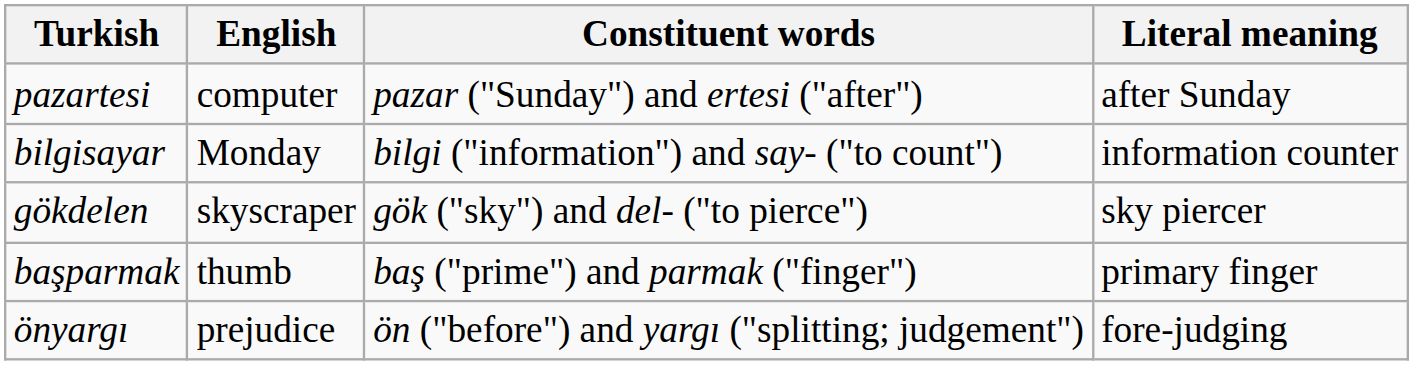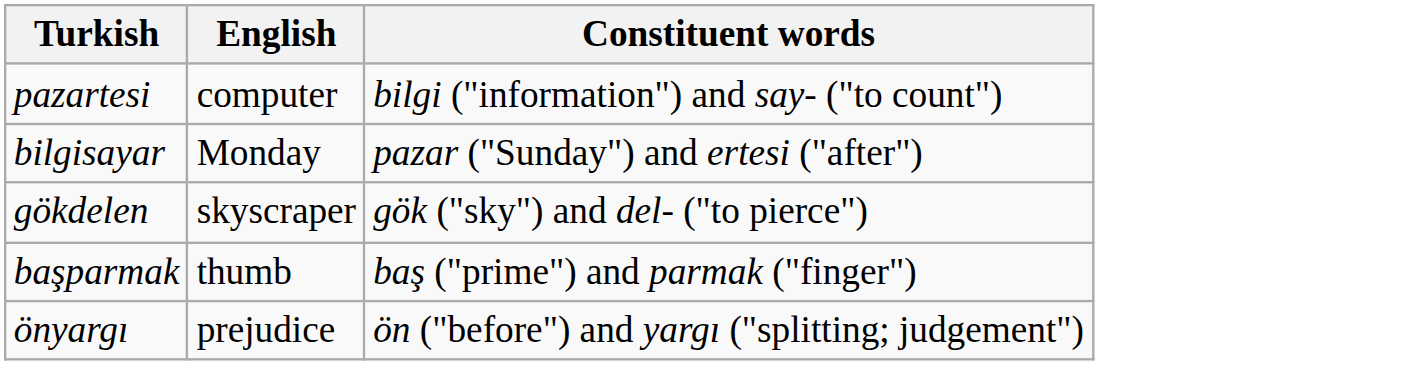- column: (1250, 34)
(648, 93) pazar ("Sunday") and ertesi ("after") -> (688, 93) bilgi ("information") and say- ("to count")
(688, 152) bilgi ("information") and say- ("to count") -> (648, 152) pazar ("Sunday") and ertesi ("after")
